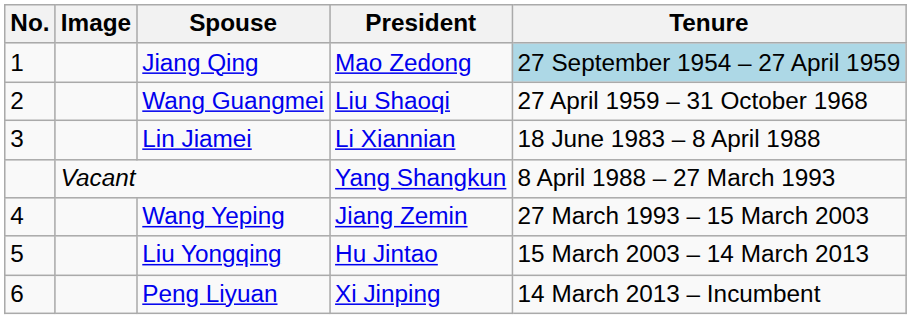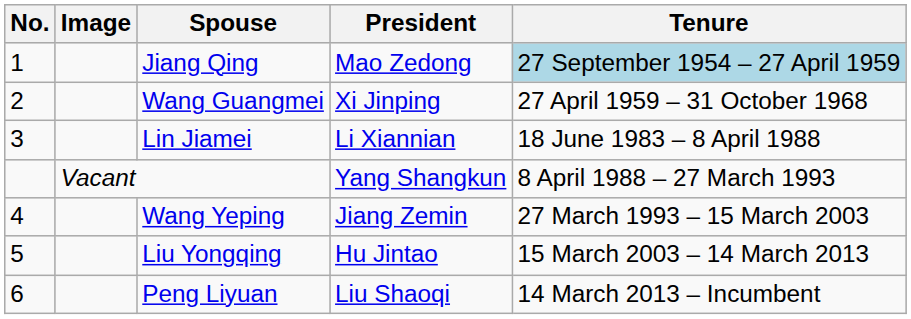(393, 100) Liu Shaoqi -> (388, 100) Xi Jinping
(388, 293) Xi Jinping -> (393, 293) Liu Shaoqi
